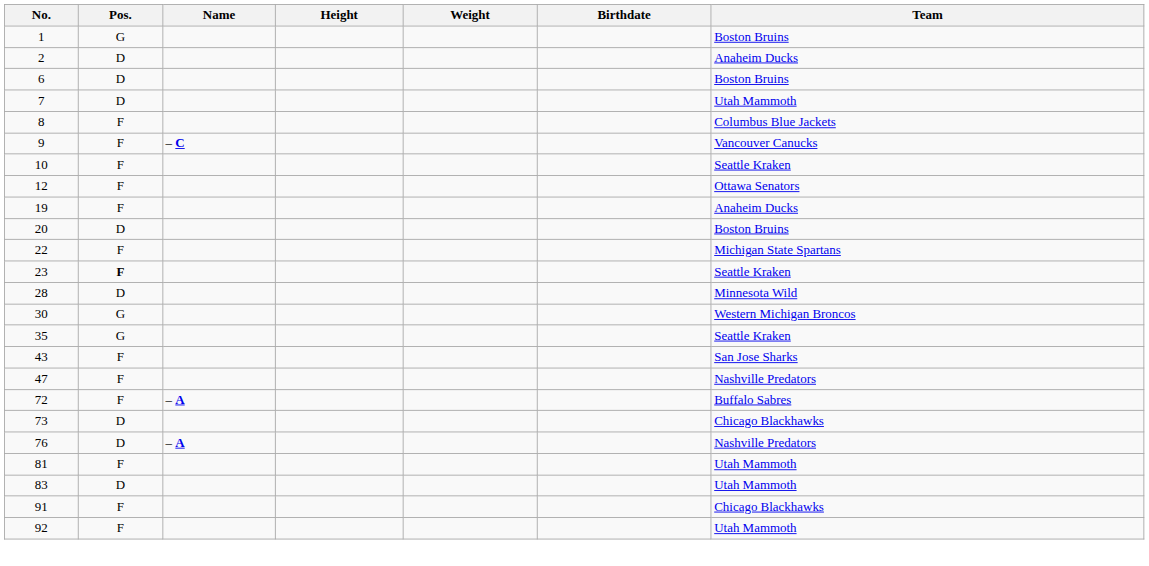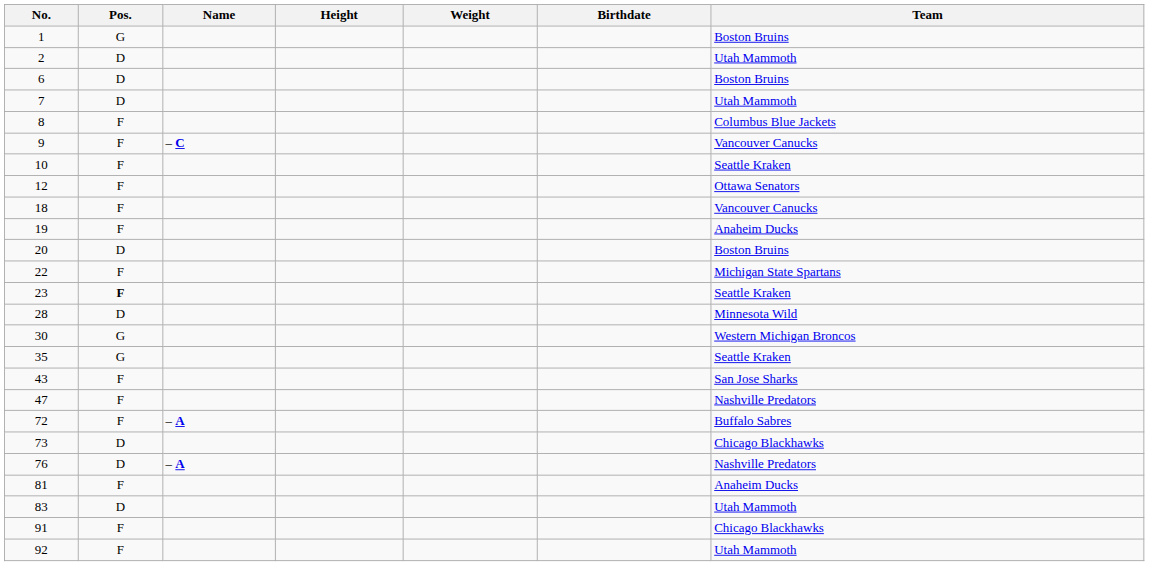(756, 58) Anaheim Ducks -> (755, 58) Utah Mammoth
+ row: (41, 207)
(755, 464) Utah Mammoth -> (756, 485) Anaheim Ducks
